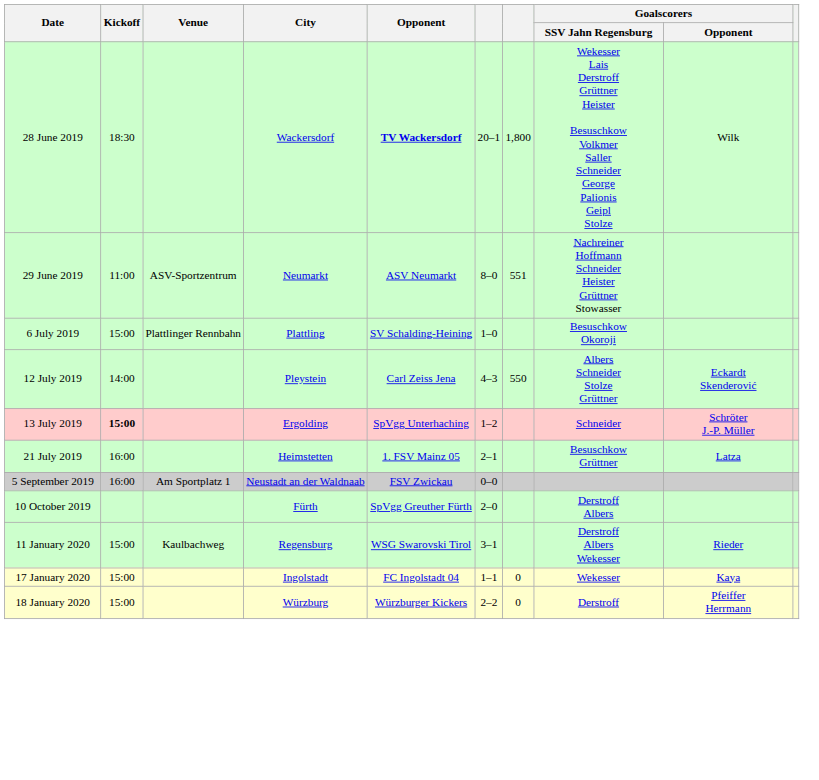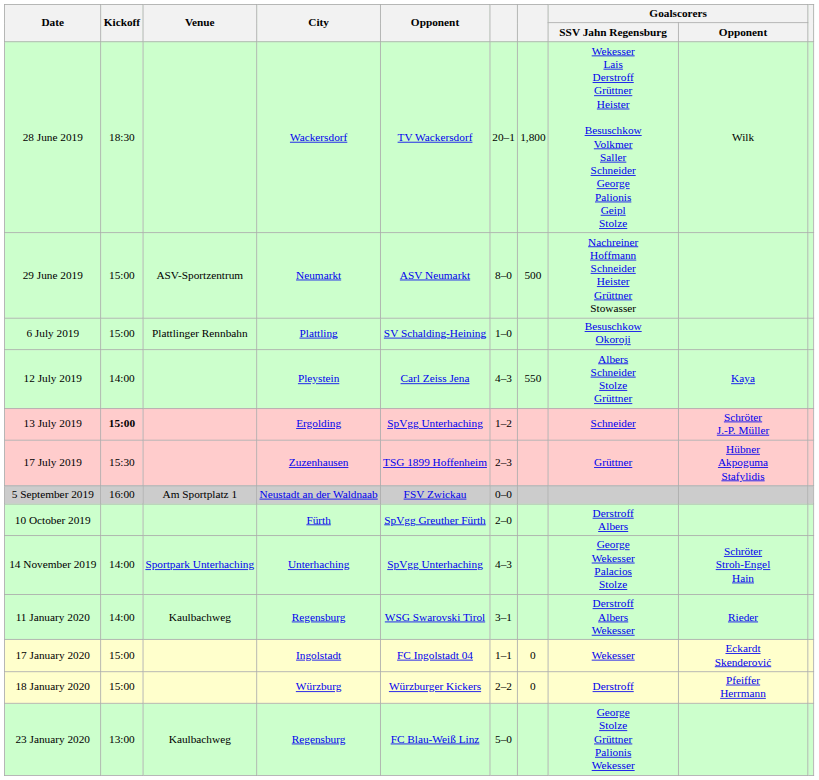(421, 136) bold -> (435, 136) normal
(122, 275) 11:00 -> (122, 275) 15:00
(518, 275) 551 -> (533, 275) 500
(728, 378) Eckardt Skenderović -> (743, 378) Kaya
+ row: (53, 462)
- row: (53, 455)
+ row: (53, 564)
(122, 544) 15:00 -> (122, 616) 14:00
(728, 576) Kaya -> (743, 655) Eckardt Skenderović
+ row: (53, 738)
